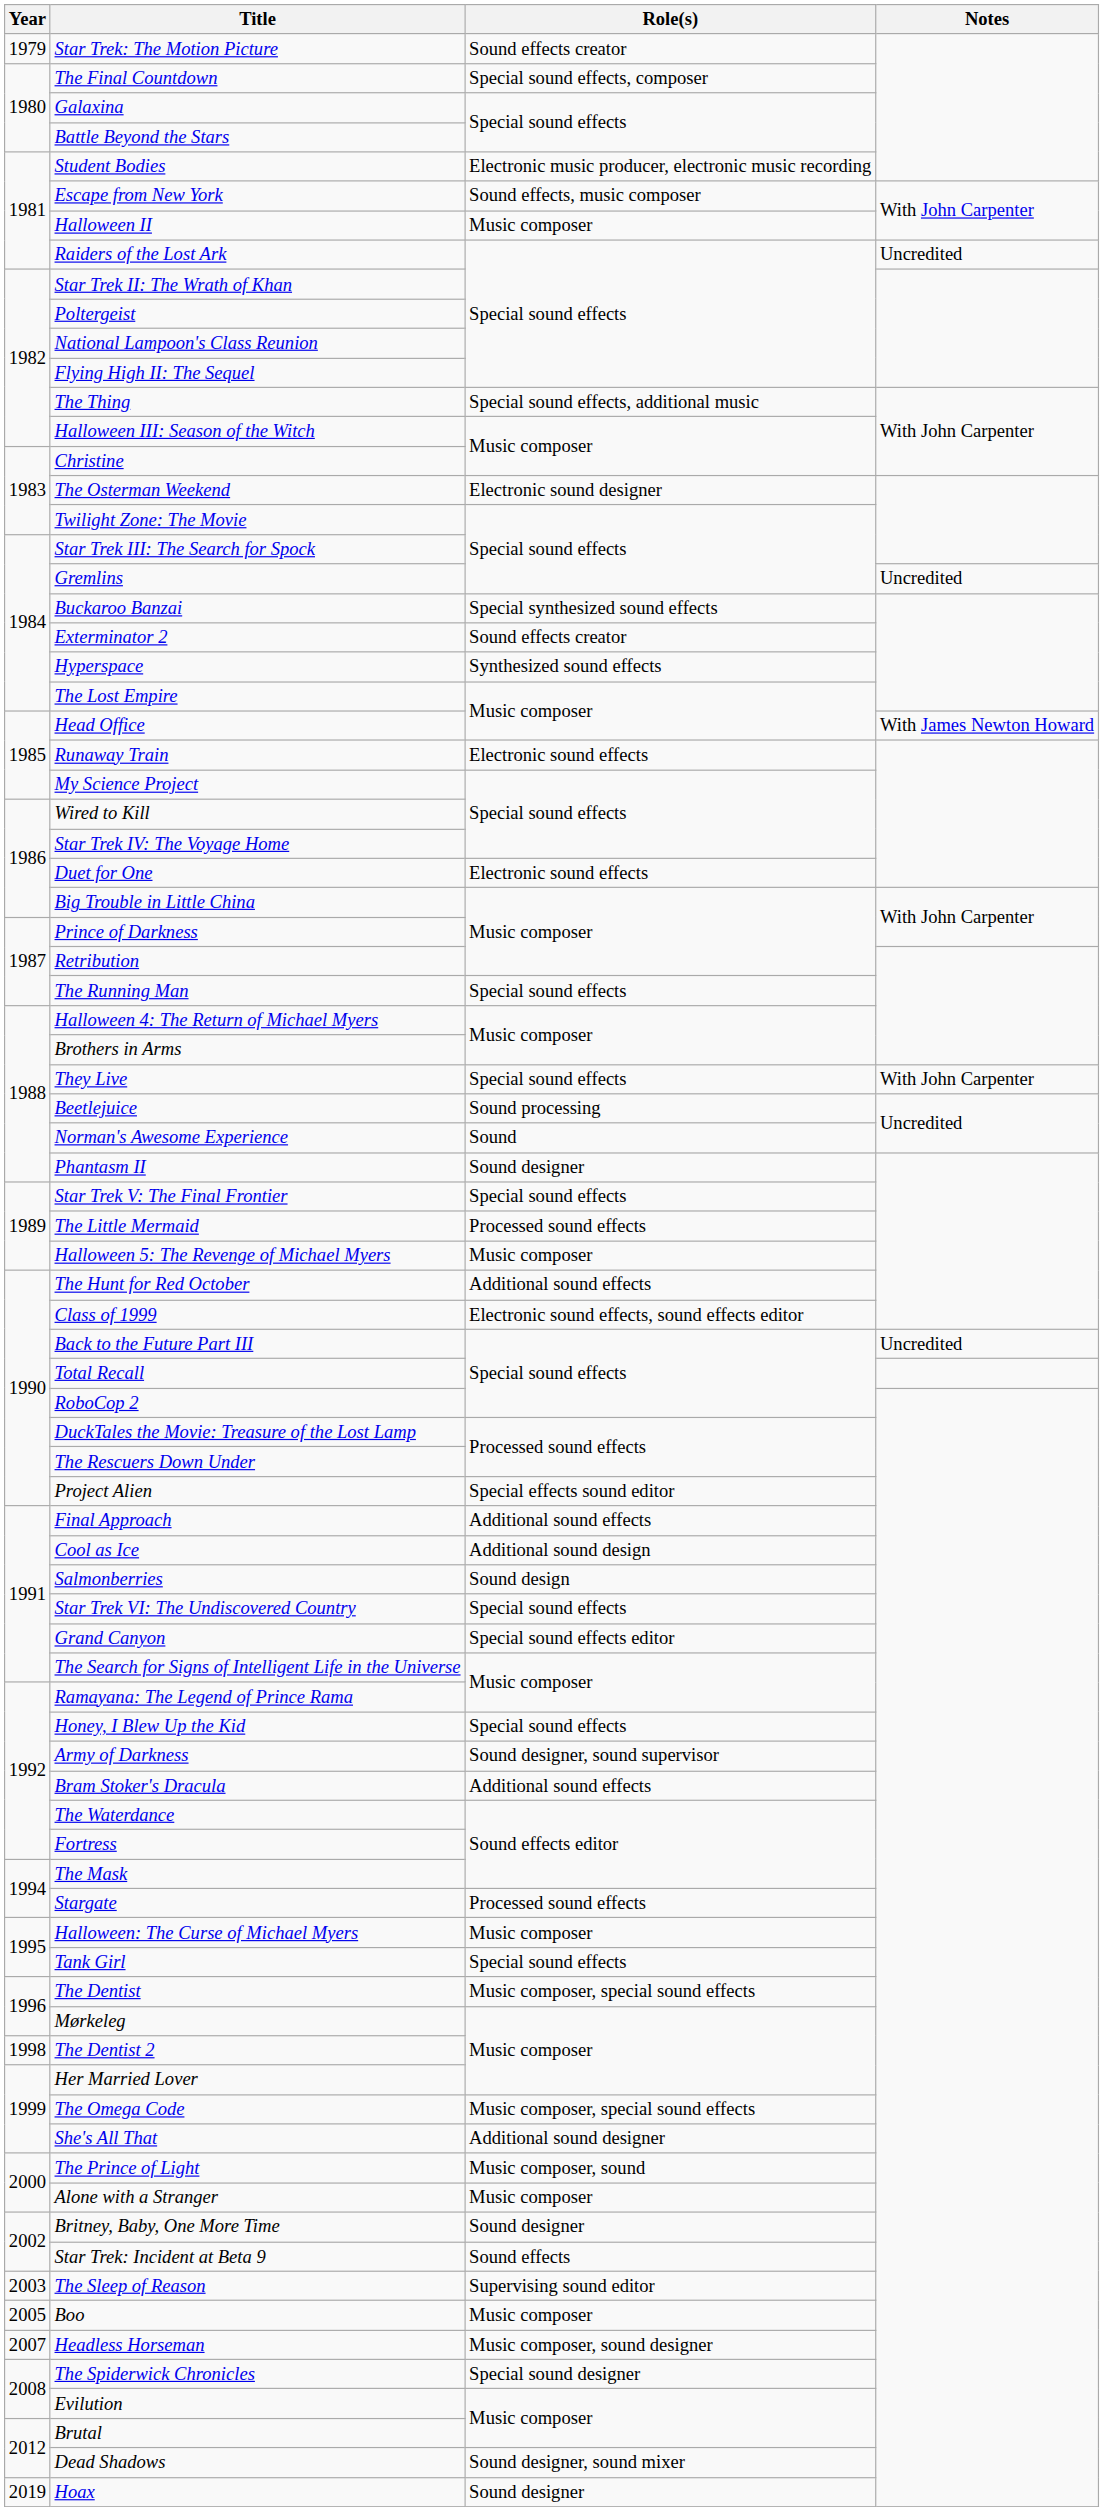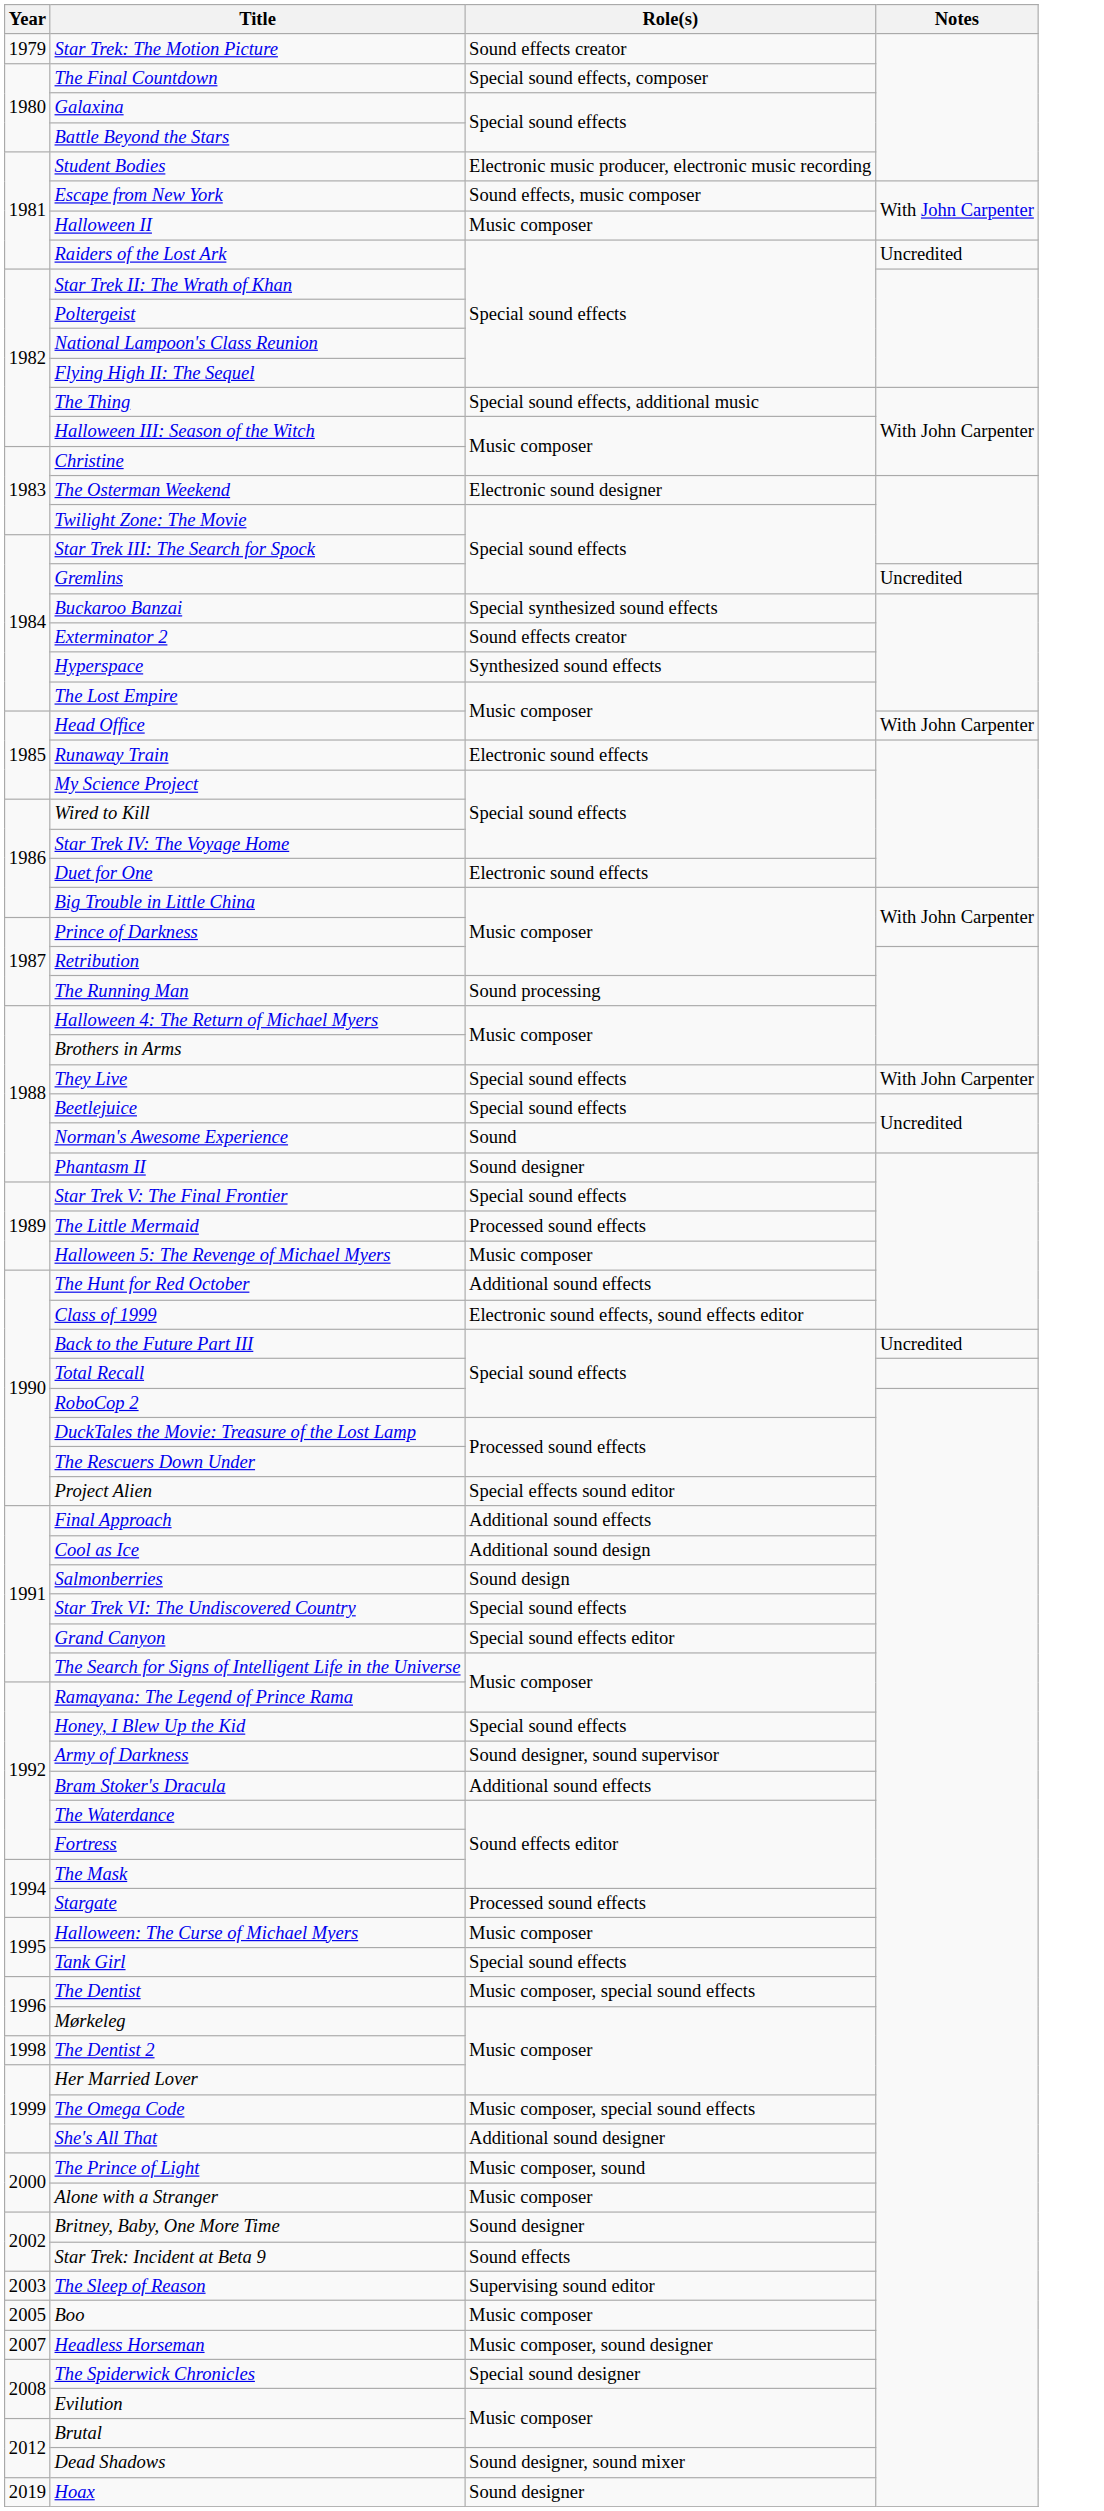(987, 725) With James Newton Howard -> (957, 725) With John Carpenter
(548, 990) Special sound effects -> (535, 990) Sound processing
(535, 1108) Sound processing -> (548, 1108) Special sound effects
